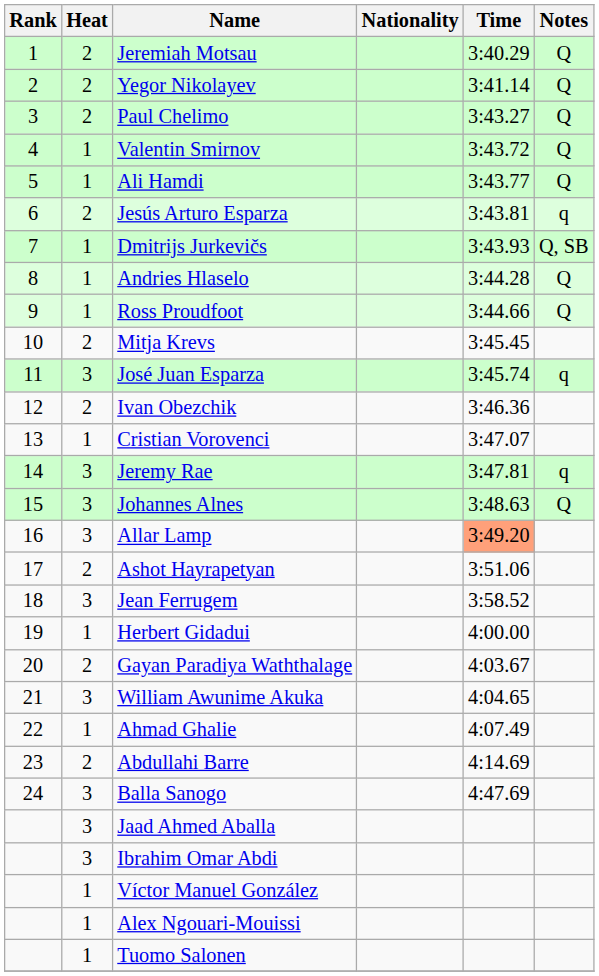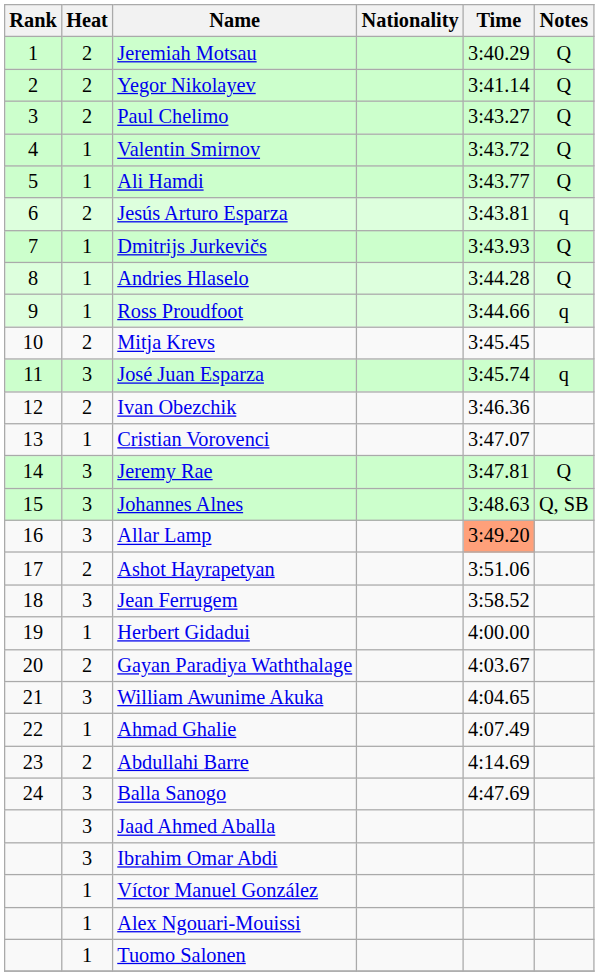(564, 246) Q, SB -> (564, 246) Q
(564, 310) Q -> (564, 310) q
(564, 471) q -> (564, 471) Q
(564, 504) Q -> (564, 504) Q, SB
